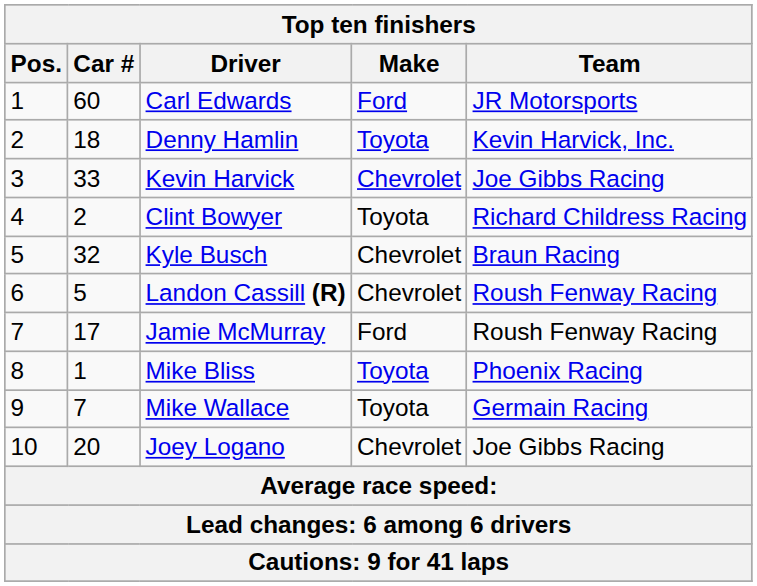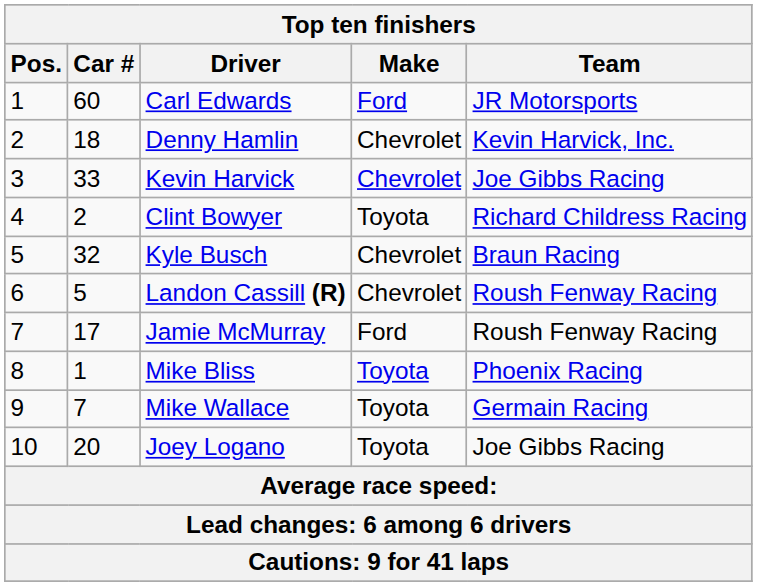(393, 140) Toyota -> (409, 140) Chevrolet
(409, 447) Chevrolet -> (393, 447) Toyota
